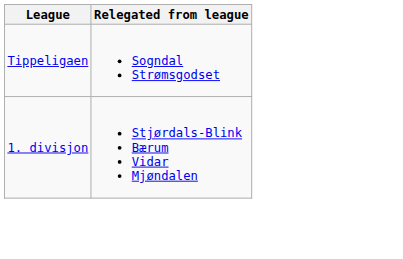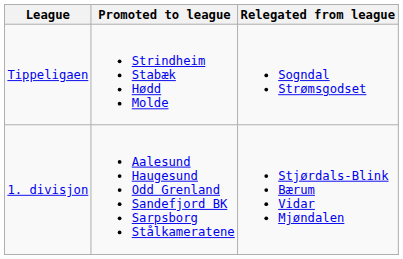+ column: (164, 14)
